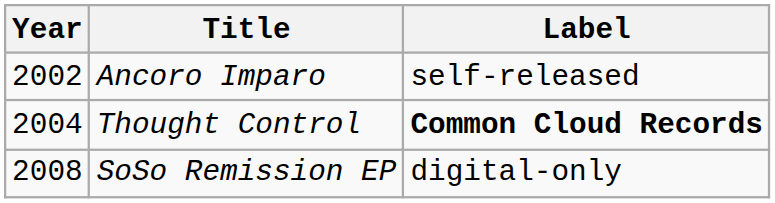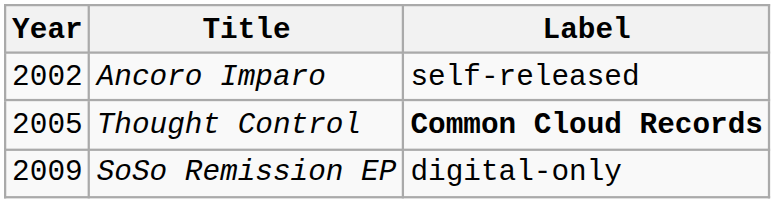(47, 125) 2004 -> (47, 125) 2005
(47, 173) 2008 -> (47, 173) 2009
